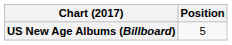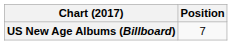(203, 31) 5 -> (203, 31) 7
